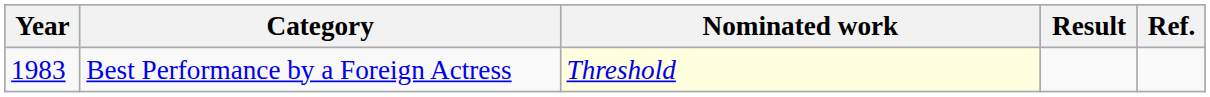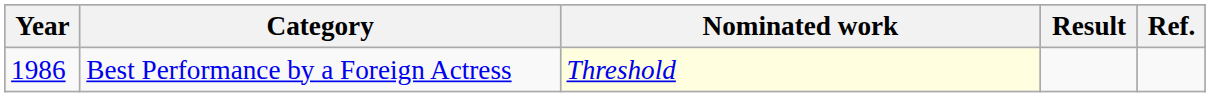(38, 69) 1983 -> (38, 69) 1986
